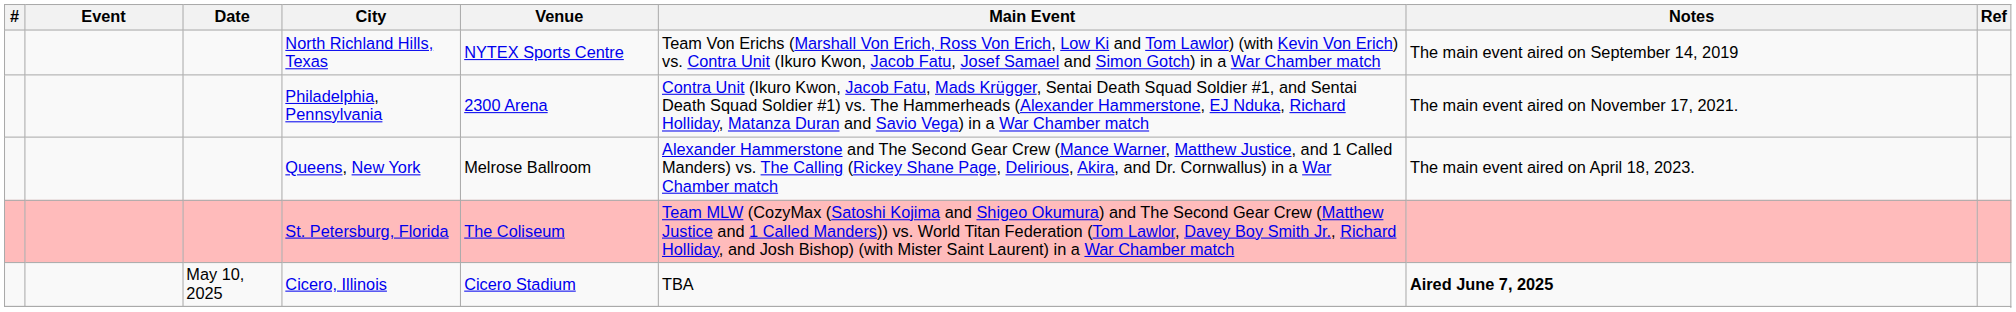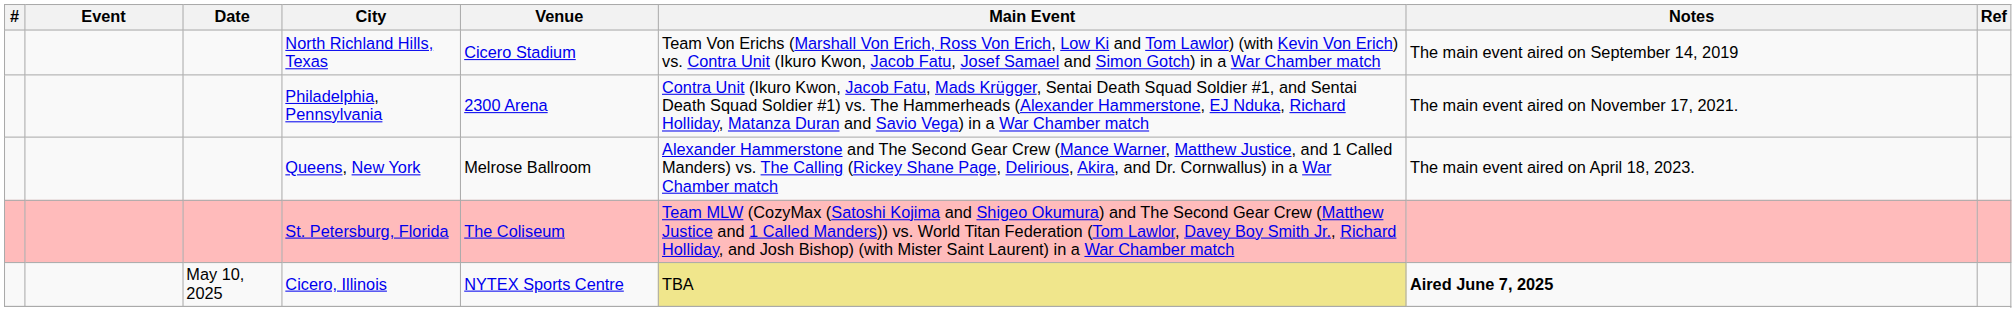(544, 52) NYTEX Sports Centre -> (520, 52) Cicero Stadium
(520, 284) Cicero Stadium -> (544, 284) NYTEX Sports Centre
(678, 284) no background -> (678, 284) khaki background
